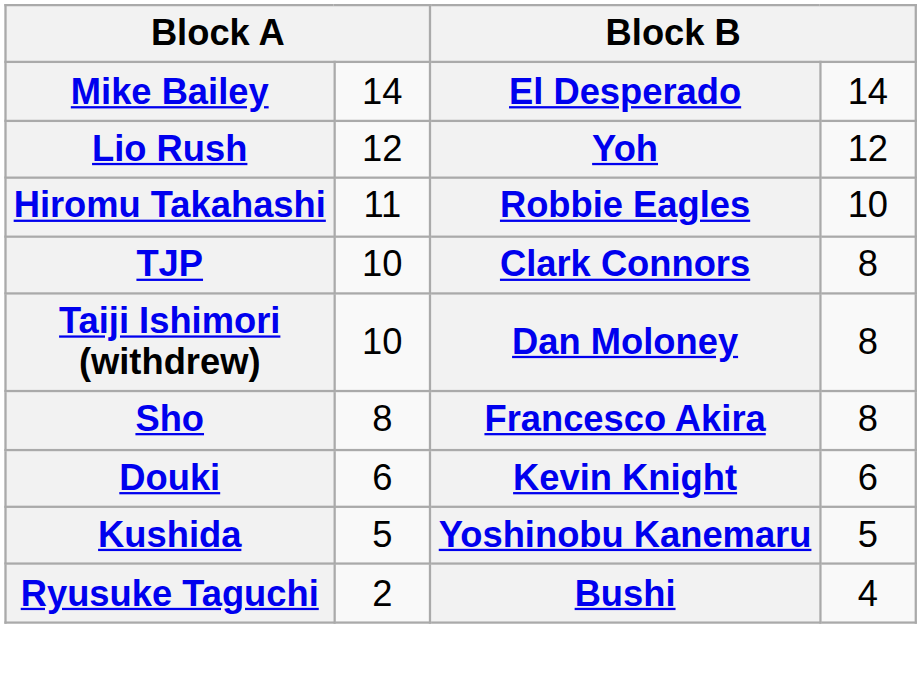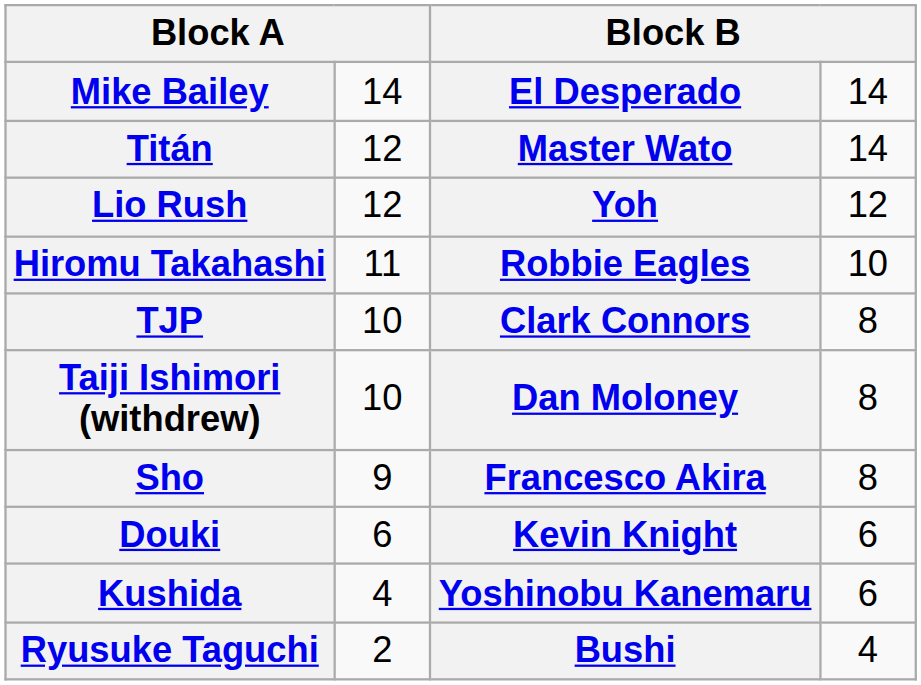+ row: (170, 148)
(382, 419) 8 -> (382, 477) 9
(382, 534) 5 -> (382, 592) 4
(868, 534) 5 -> (868, 592) 6
